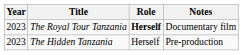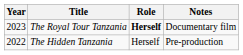(16, 42) 2023 -> (16, 42) 2022
